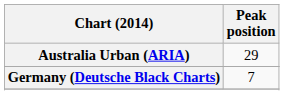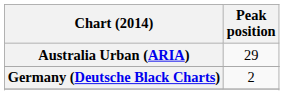(251, 77) 7 -> (251, 77) 2
